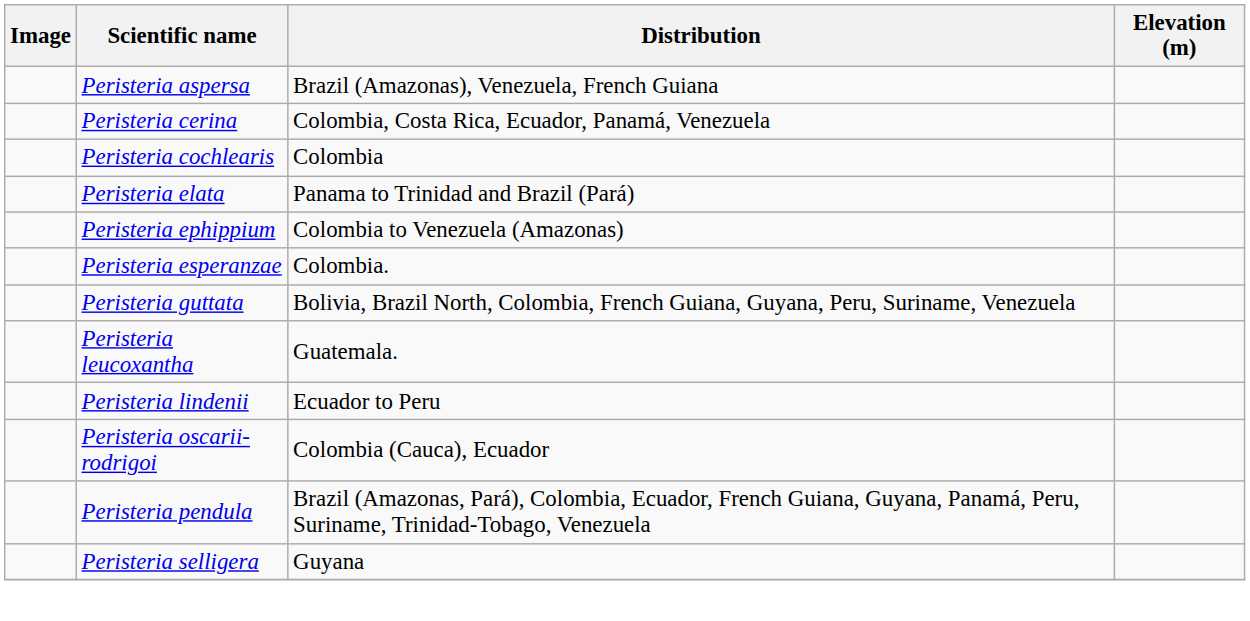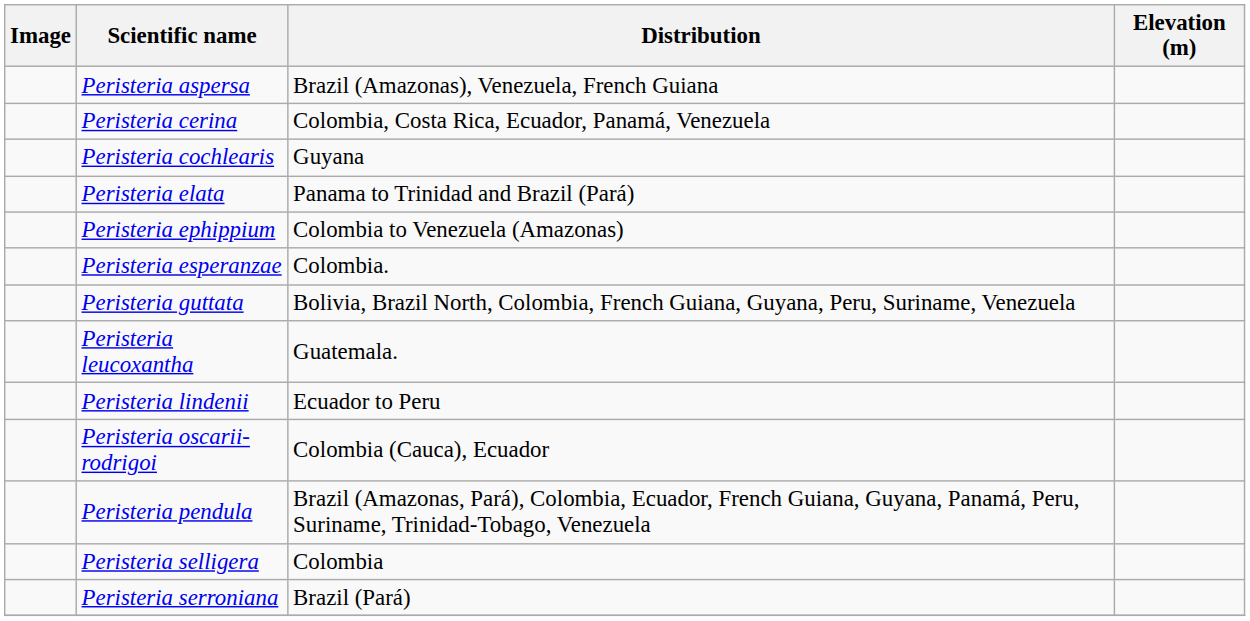(338, 157) Colombia -> (329, 157) Guyana
(329, 561) Guyana -> (338, 561) Colombia
+ row: (180, 597)
